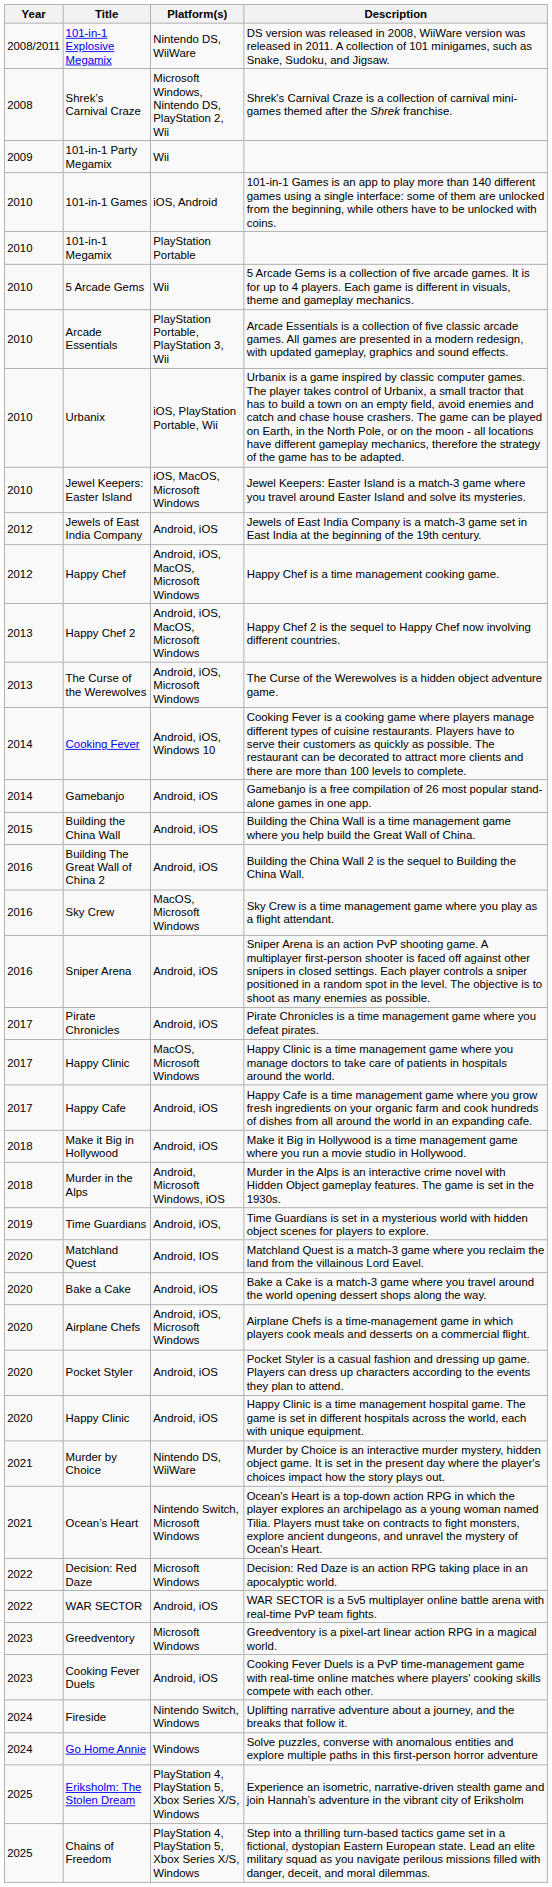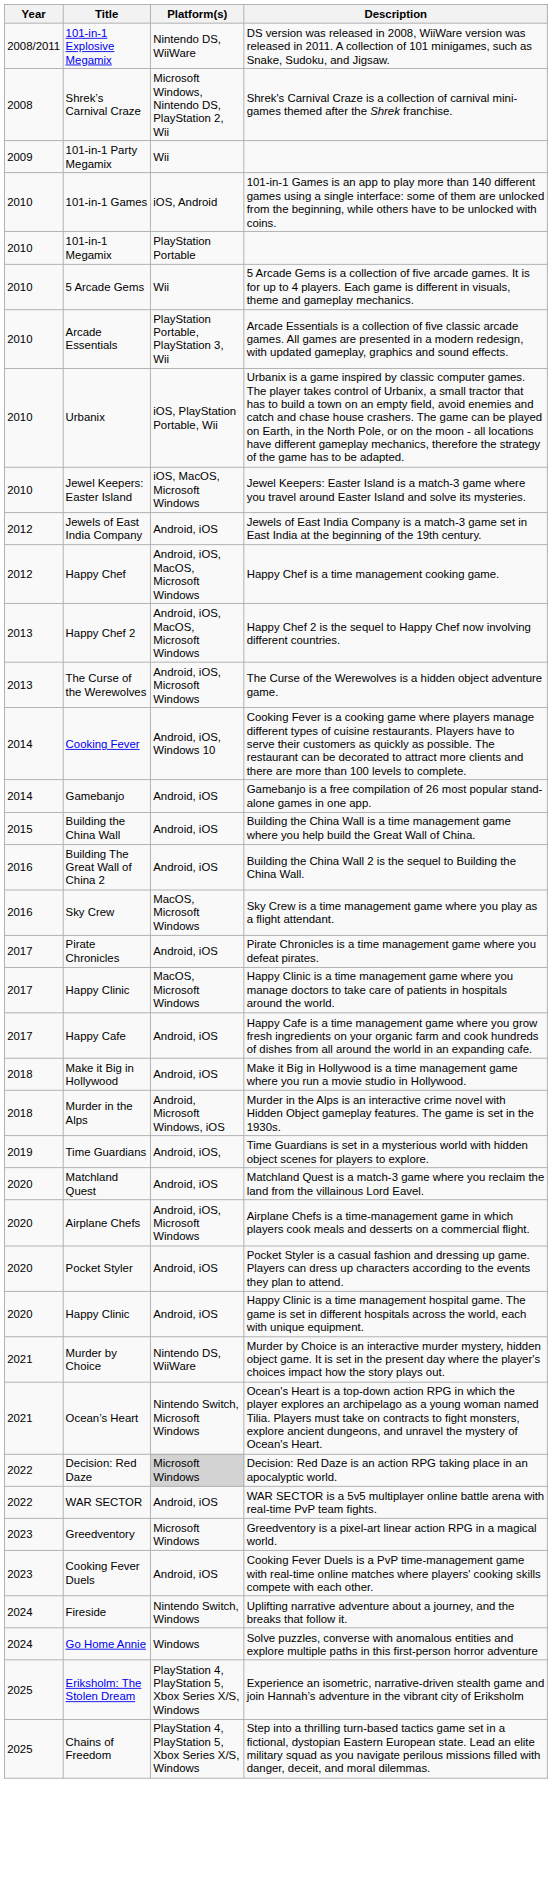- row: (99, 971)
(186, 1256) Android, IOS -> (186, 1184) Android, iOS
- row: (98, 1288)
(176, 1574) no background -> (176, 1470) lightgrey background
